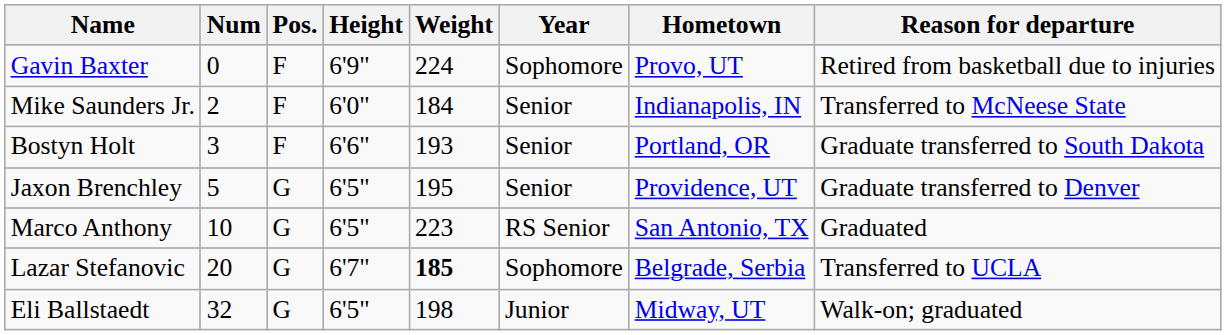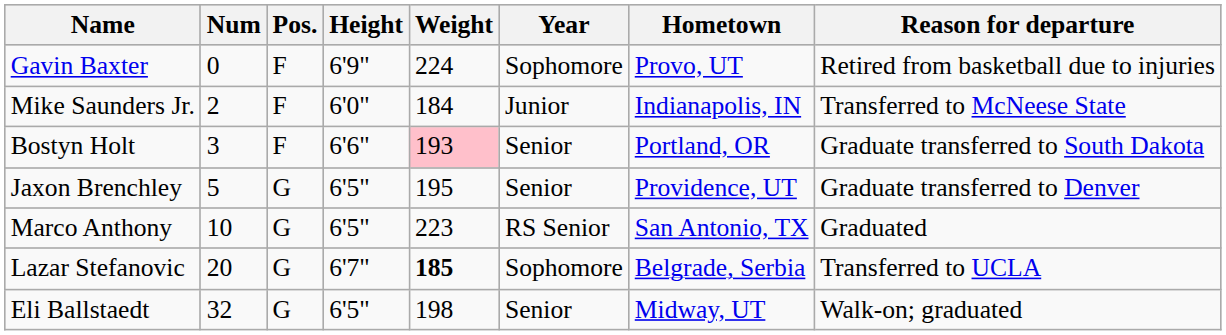(538, 106) Senior -> (537, 106) Junior
(434, 146) no background -> (434, 146) pink background
(537, 308) Junior -> (538, 308) Senior
